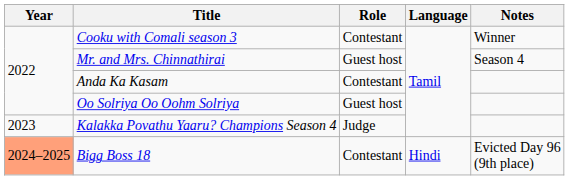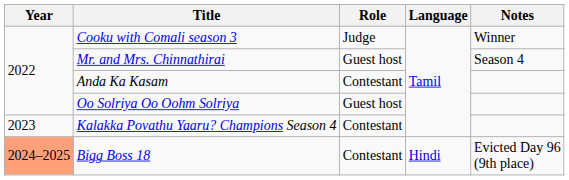(373, 37) Contestant -> (359, 37) Judge
(359, 125) Judge -> (373, 125) Contestant
